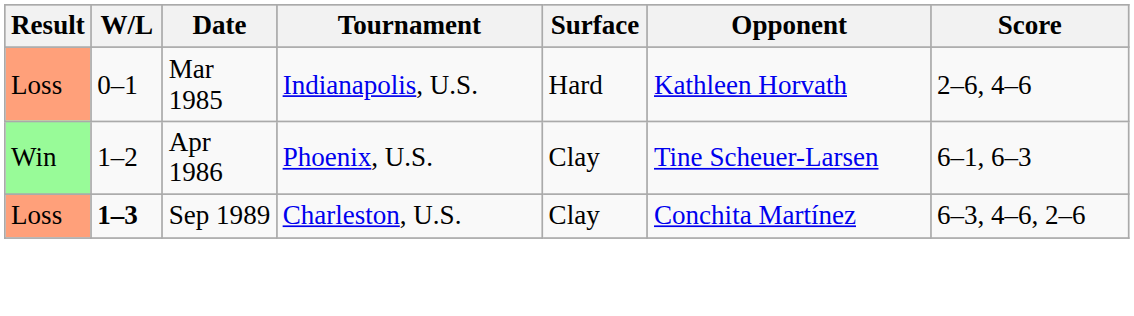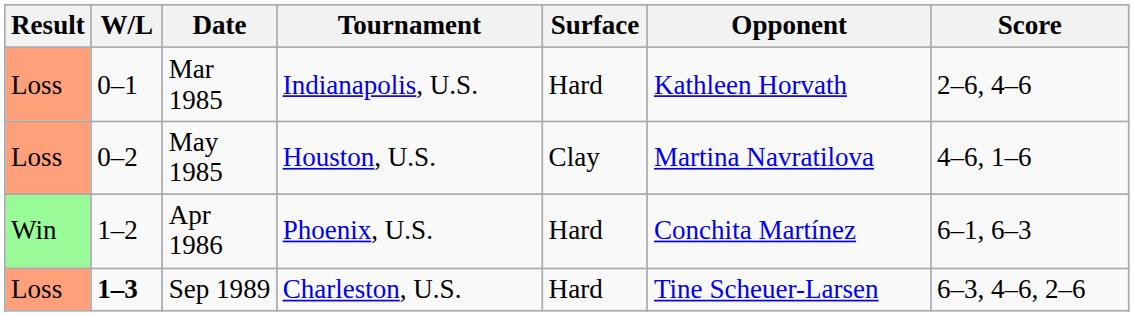+ row: (196, 157)
(574, 157) Clay -> (576, 230) Hard
(766, 157) Tine Scheuer-Larsen -> (755, 230) Conchita Martínez
(574, 215) Clay -> (576, 288) Hard
(755, 215) Conchita Martínez -> (766, 288) Tine Scheuer-Larsen
